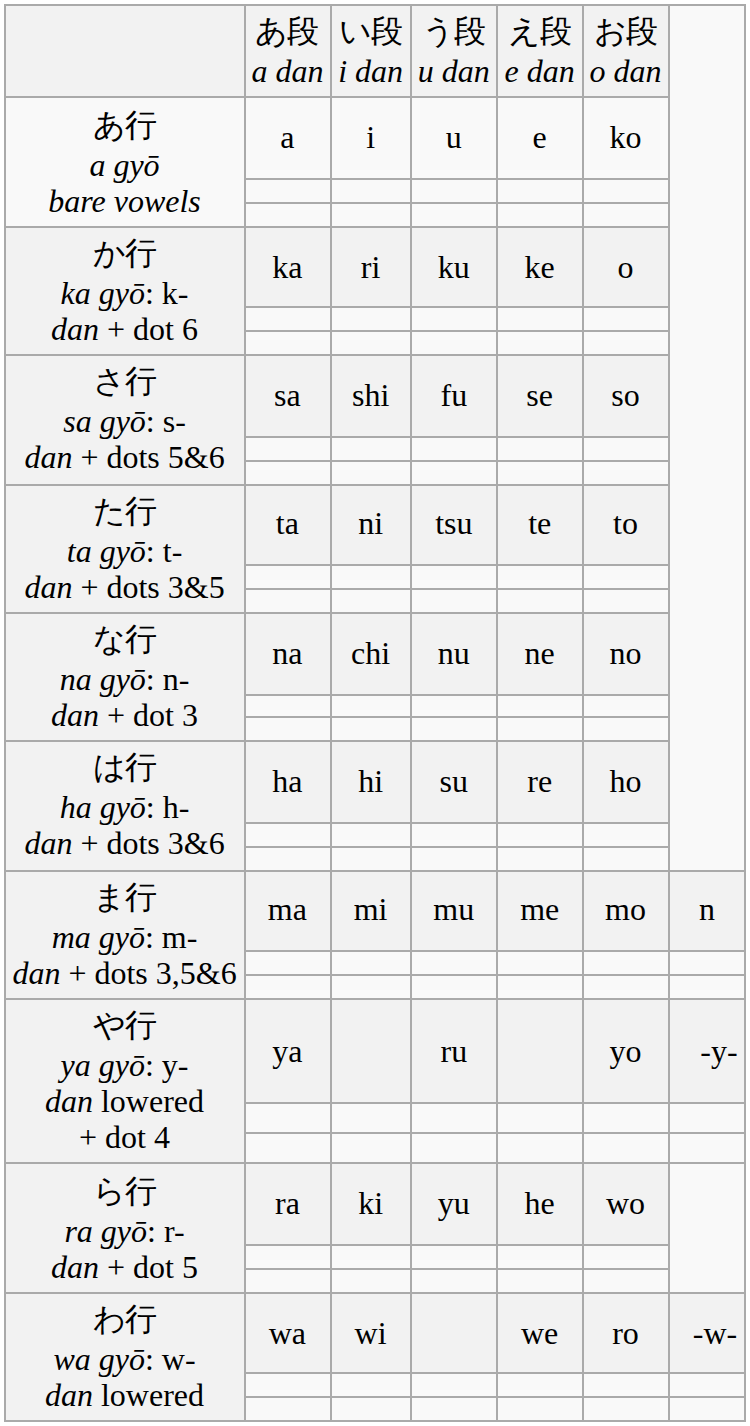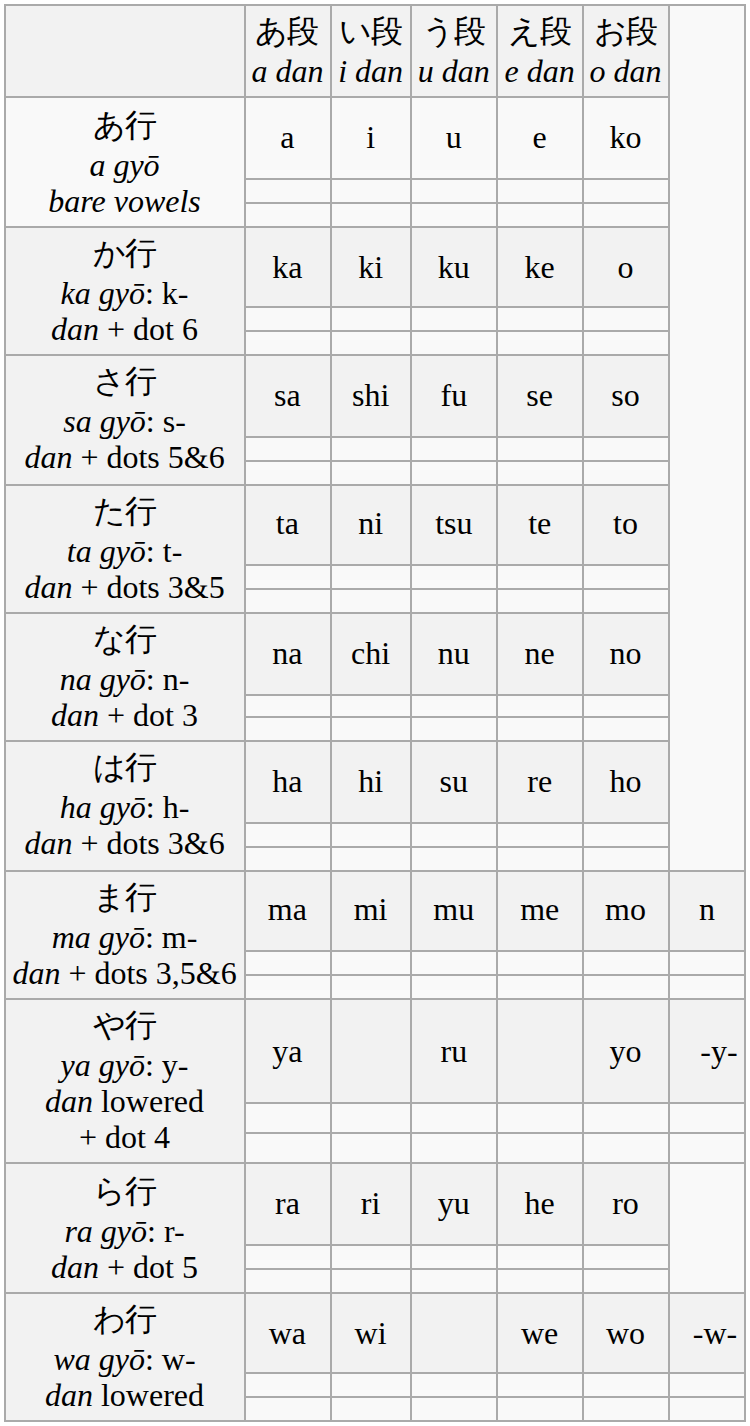(371, 266) ri -> (371, 266) ki
(371, 1203) ki -> (371, 1203) ri
(626, 1203) wo -> (626, 1203) ro
(626, 1332) ro -> (626, 1332) wo
